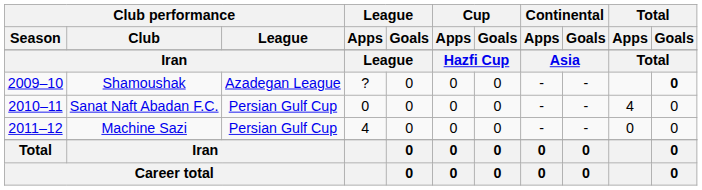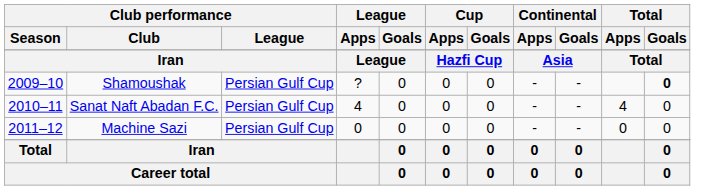(283, 83) Azadegan League -> (279, 83) Persian Gulf Cup
(365, 106) 0 -> (358, 106) 4
(365, 128) 4 -> (358, 128) 0
